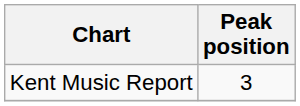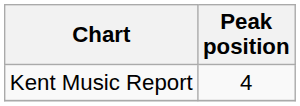(246, 82) 3 -> (246, 82) 4
